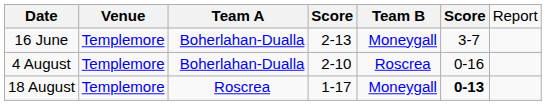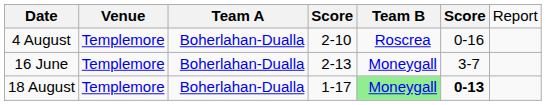rows swapped: (41, 40) <-> (41, 64)
(238, 87) Roscrea -> (238, 87) Boherlahan-Dualla
(399, 87) no background -> (399, 87) lightgreen background
